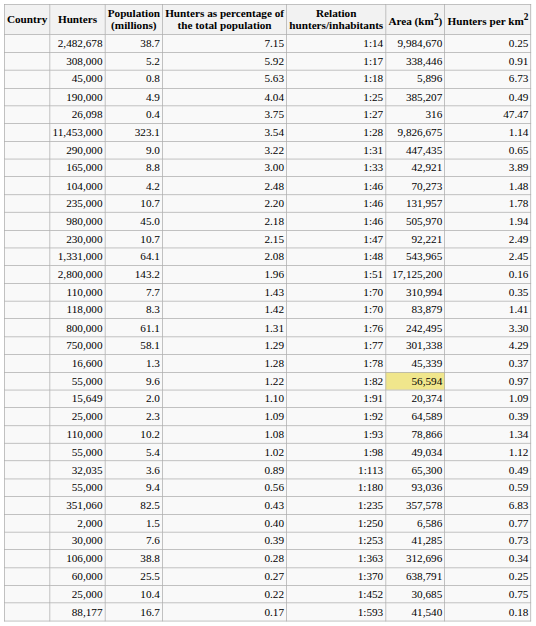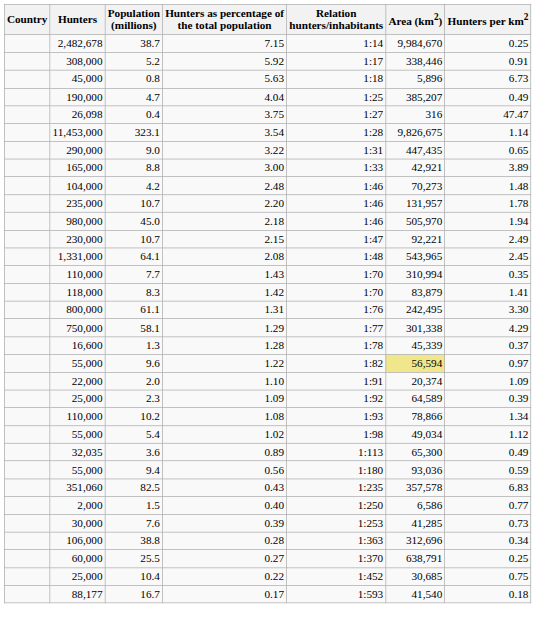(153, 97) 4.9 -> (153, 97) 4.7
- row: (274, 274)
(87, 398) 15,649 -> (87, 381) 22,000
